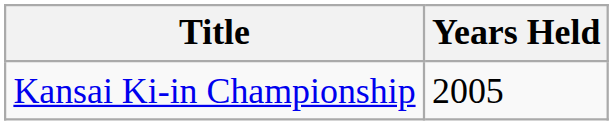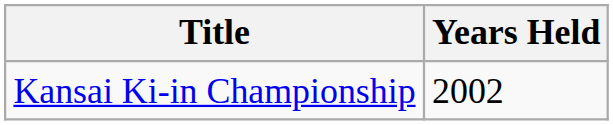(468, 89) 2005 -> (468, 89) 2002
